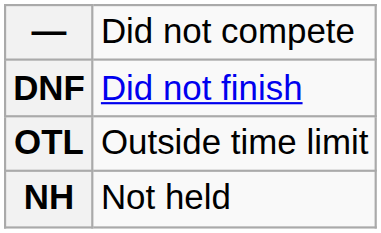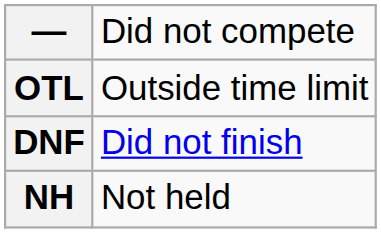rows swapped: (49, 87) <-> (49, 142)
